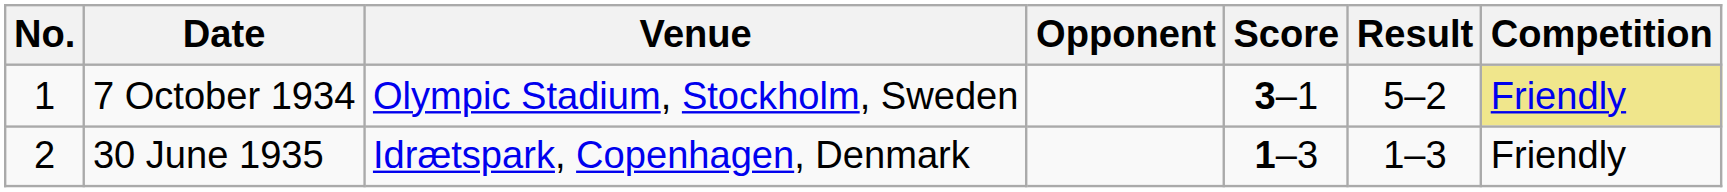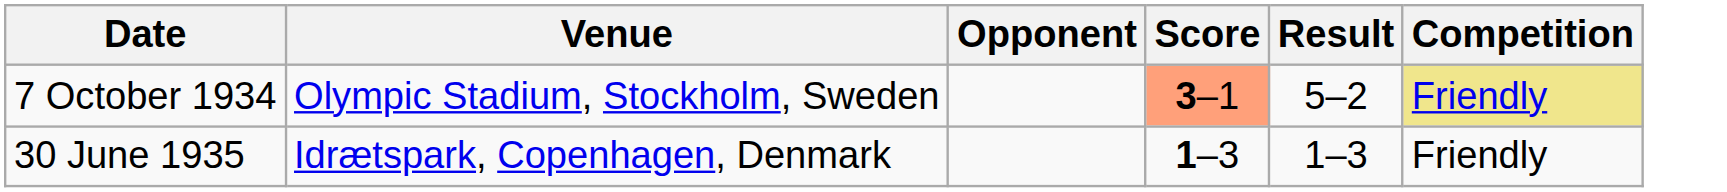- column: (45, 34)
(1286, 95) no background -> (1207, 95) lightsalmon background
